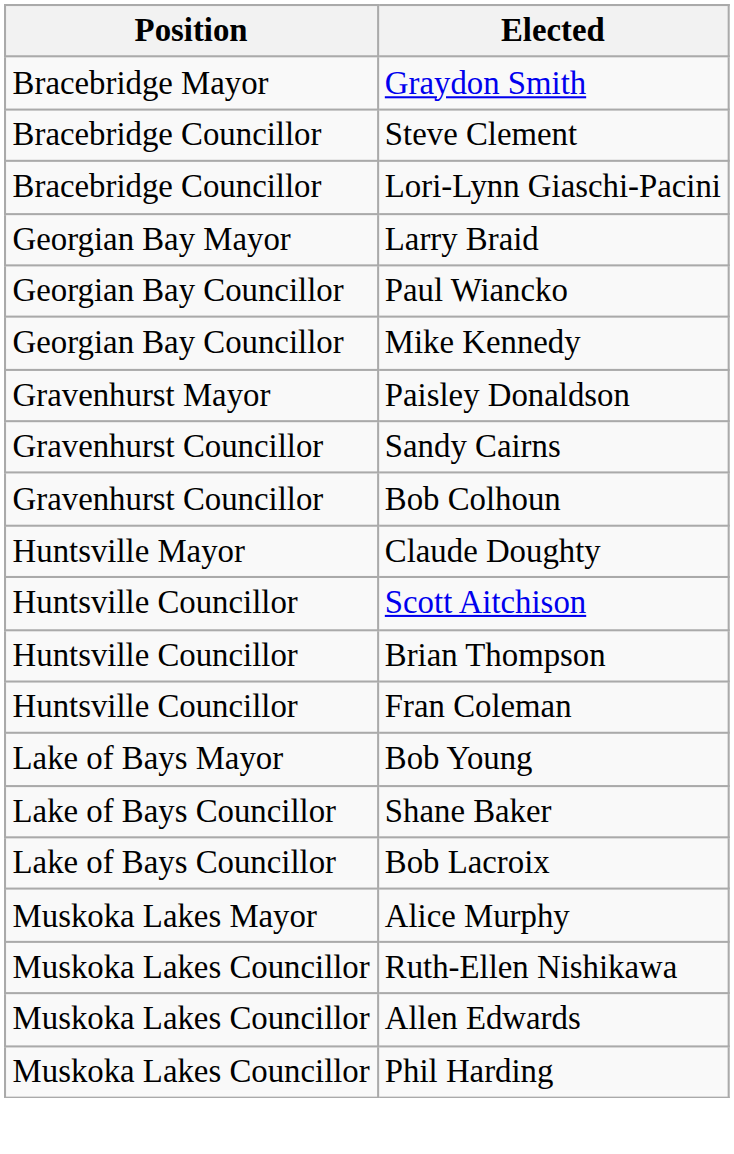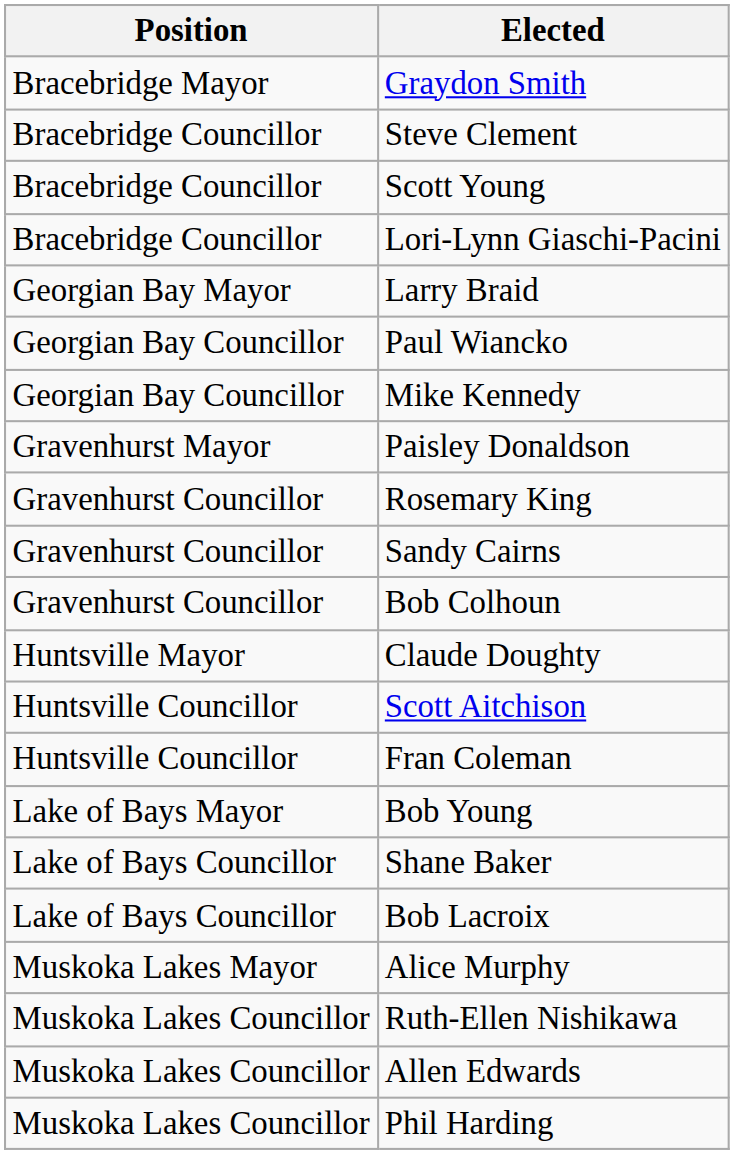+ row: (465, 186)
+ row: (488, 498)
- row: (495, 654)
